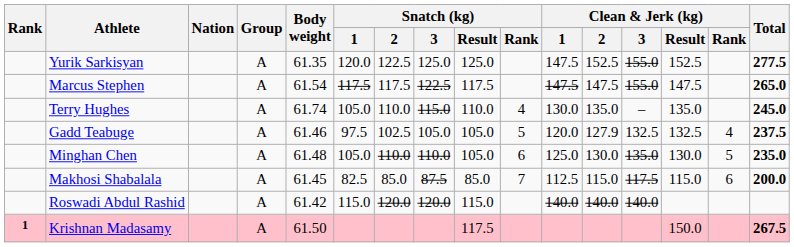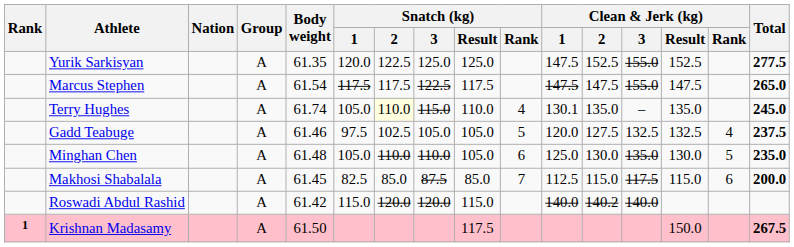(394, 109) no background -> (394, 109) lightyellow background
(562, 109) 130.0 -> (562, 109) 130.1
(602, 132) 127.9 -> (602, 132) 127.5
(602, 202) 140.0 -> (602, 202) 140.2
